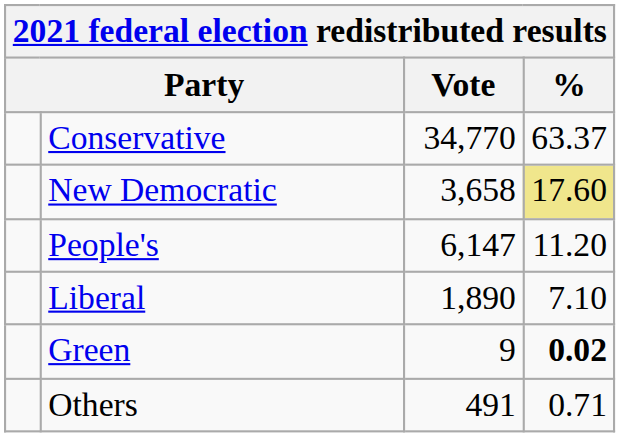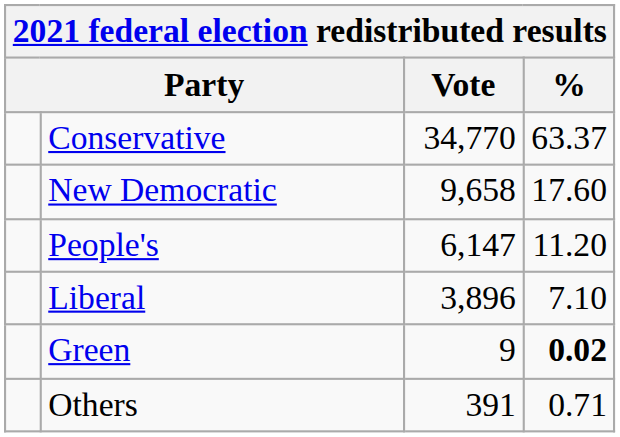(478, 191) 3,658 -> (478, 191) 9,658
(569, 191) khaki background -> (569, 191) no background
(478, 297) 1,890 -> (478, 297) 3,896
(491, 404) 491 -> (491, 404) 391
